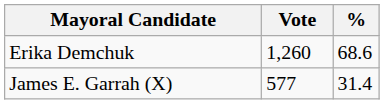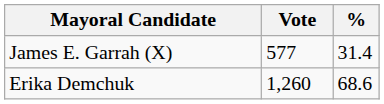rows swapped: (72, 51) <-> (91, 83)
